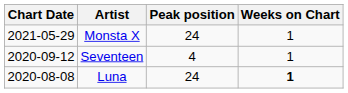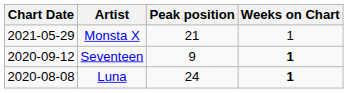(192, 35) 24 -> (192, 35) 21
(192, 56) 4 -> (192, 56) 9
(290, 56) normal -> (290, 56) bold
